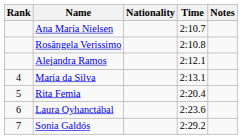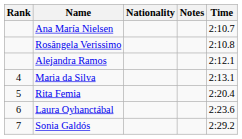columns swapped: (193, 12) <-> (223, 12)
